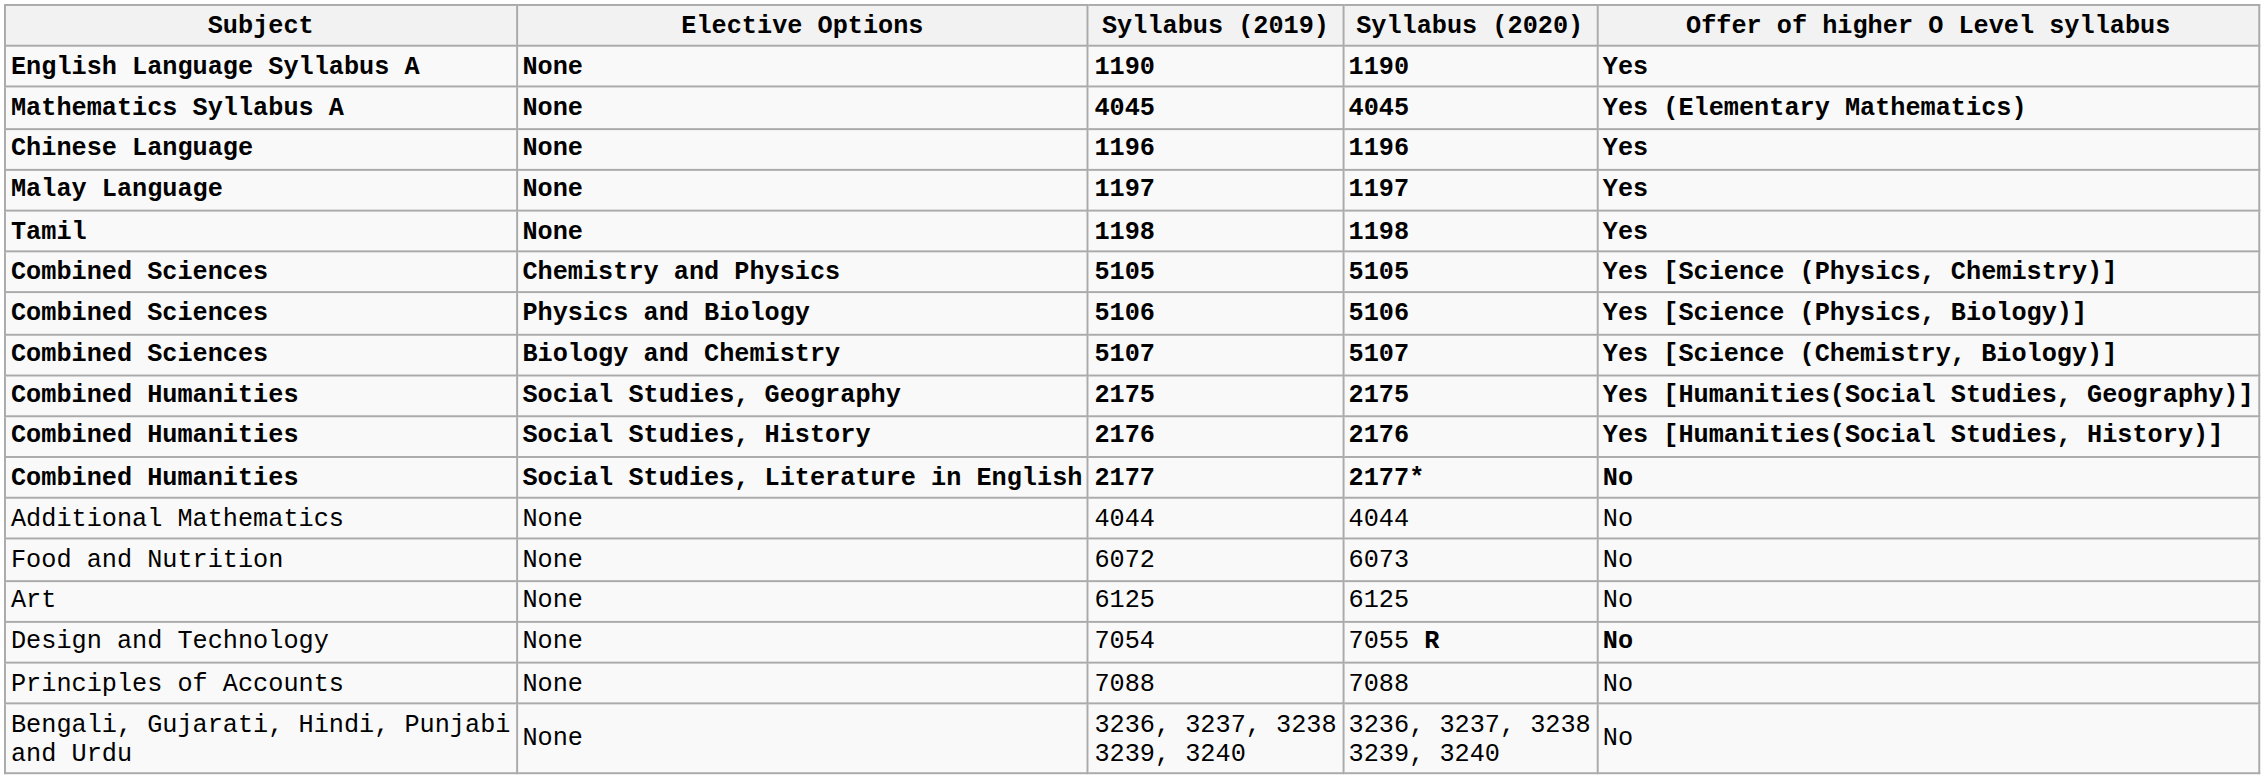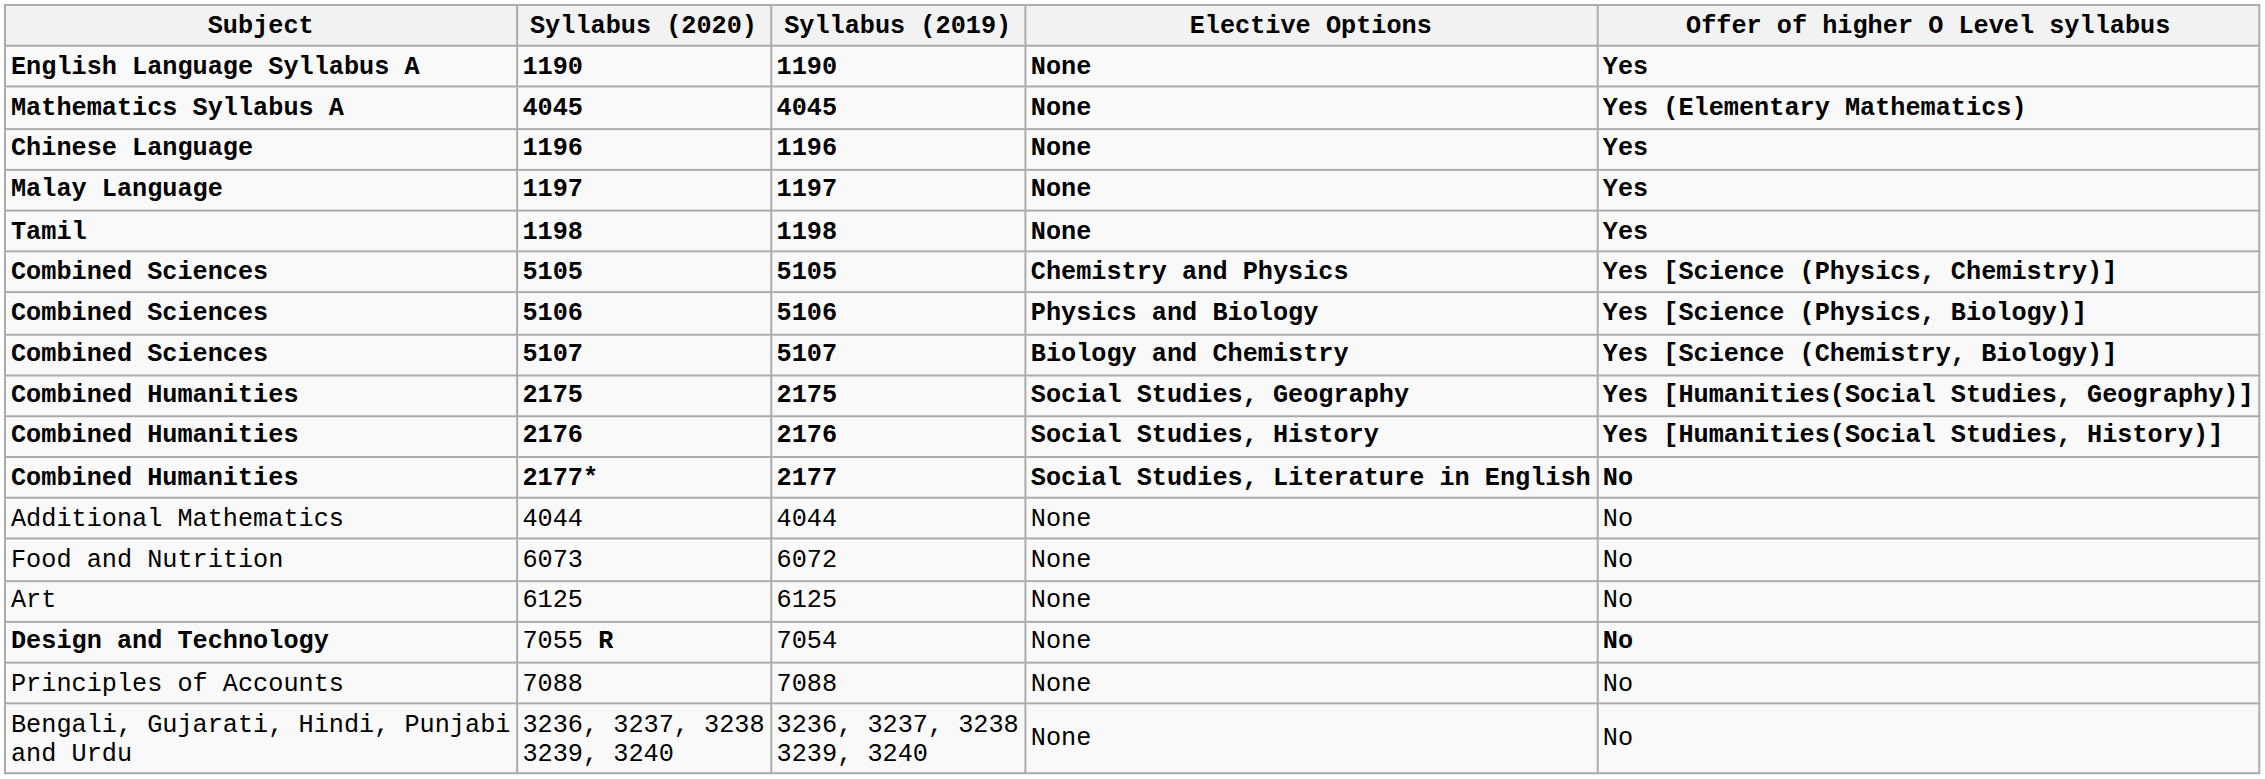columns swapped: (802, 26) <-> (1470, 26)
(170, 642) normal -> (170, 642) bold
